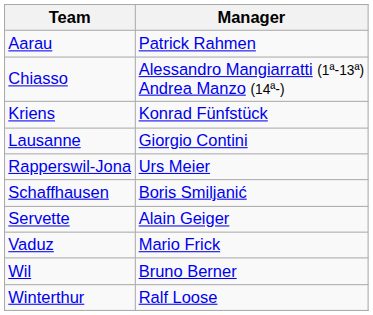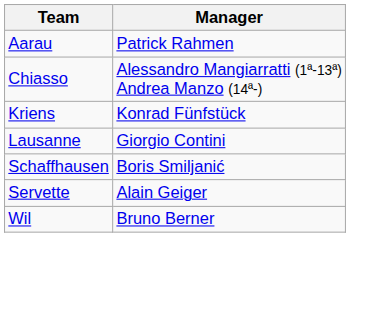- row: (70, 166)
- row: (31, 245)
- row: (46, 297)
